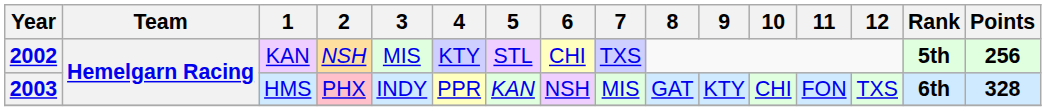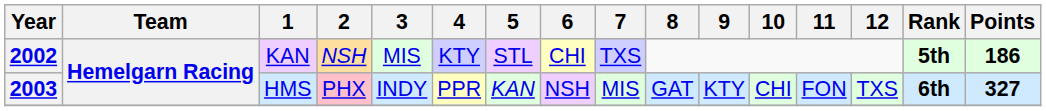(1003, 56) 256 -> (1003, 56) 186
(1003, 89) 328 -> (1003, 89) 327
